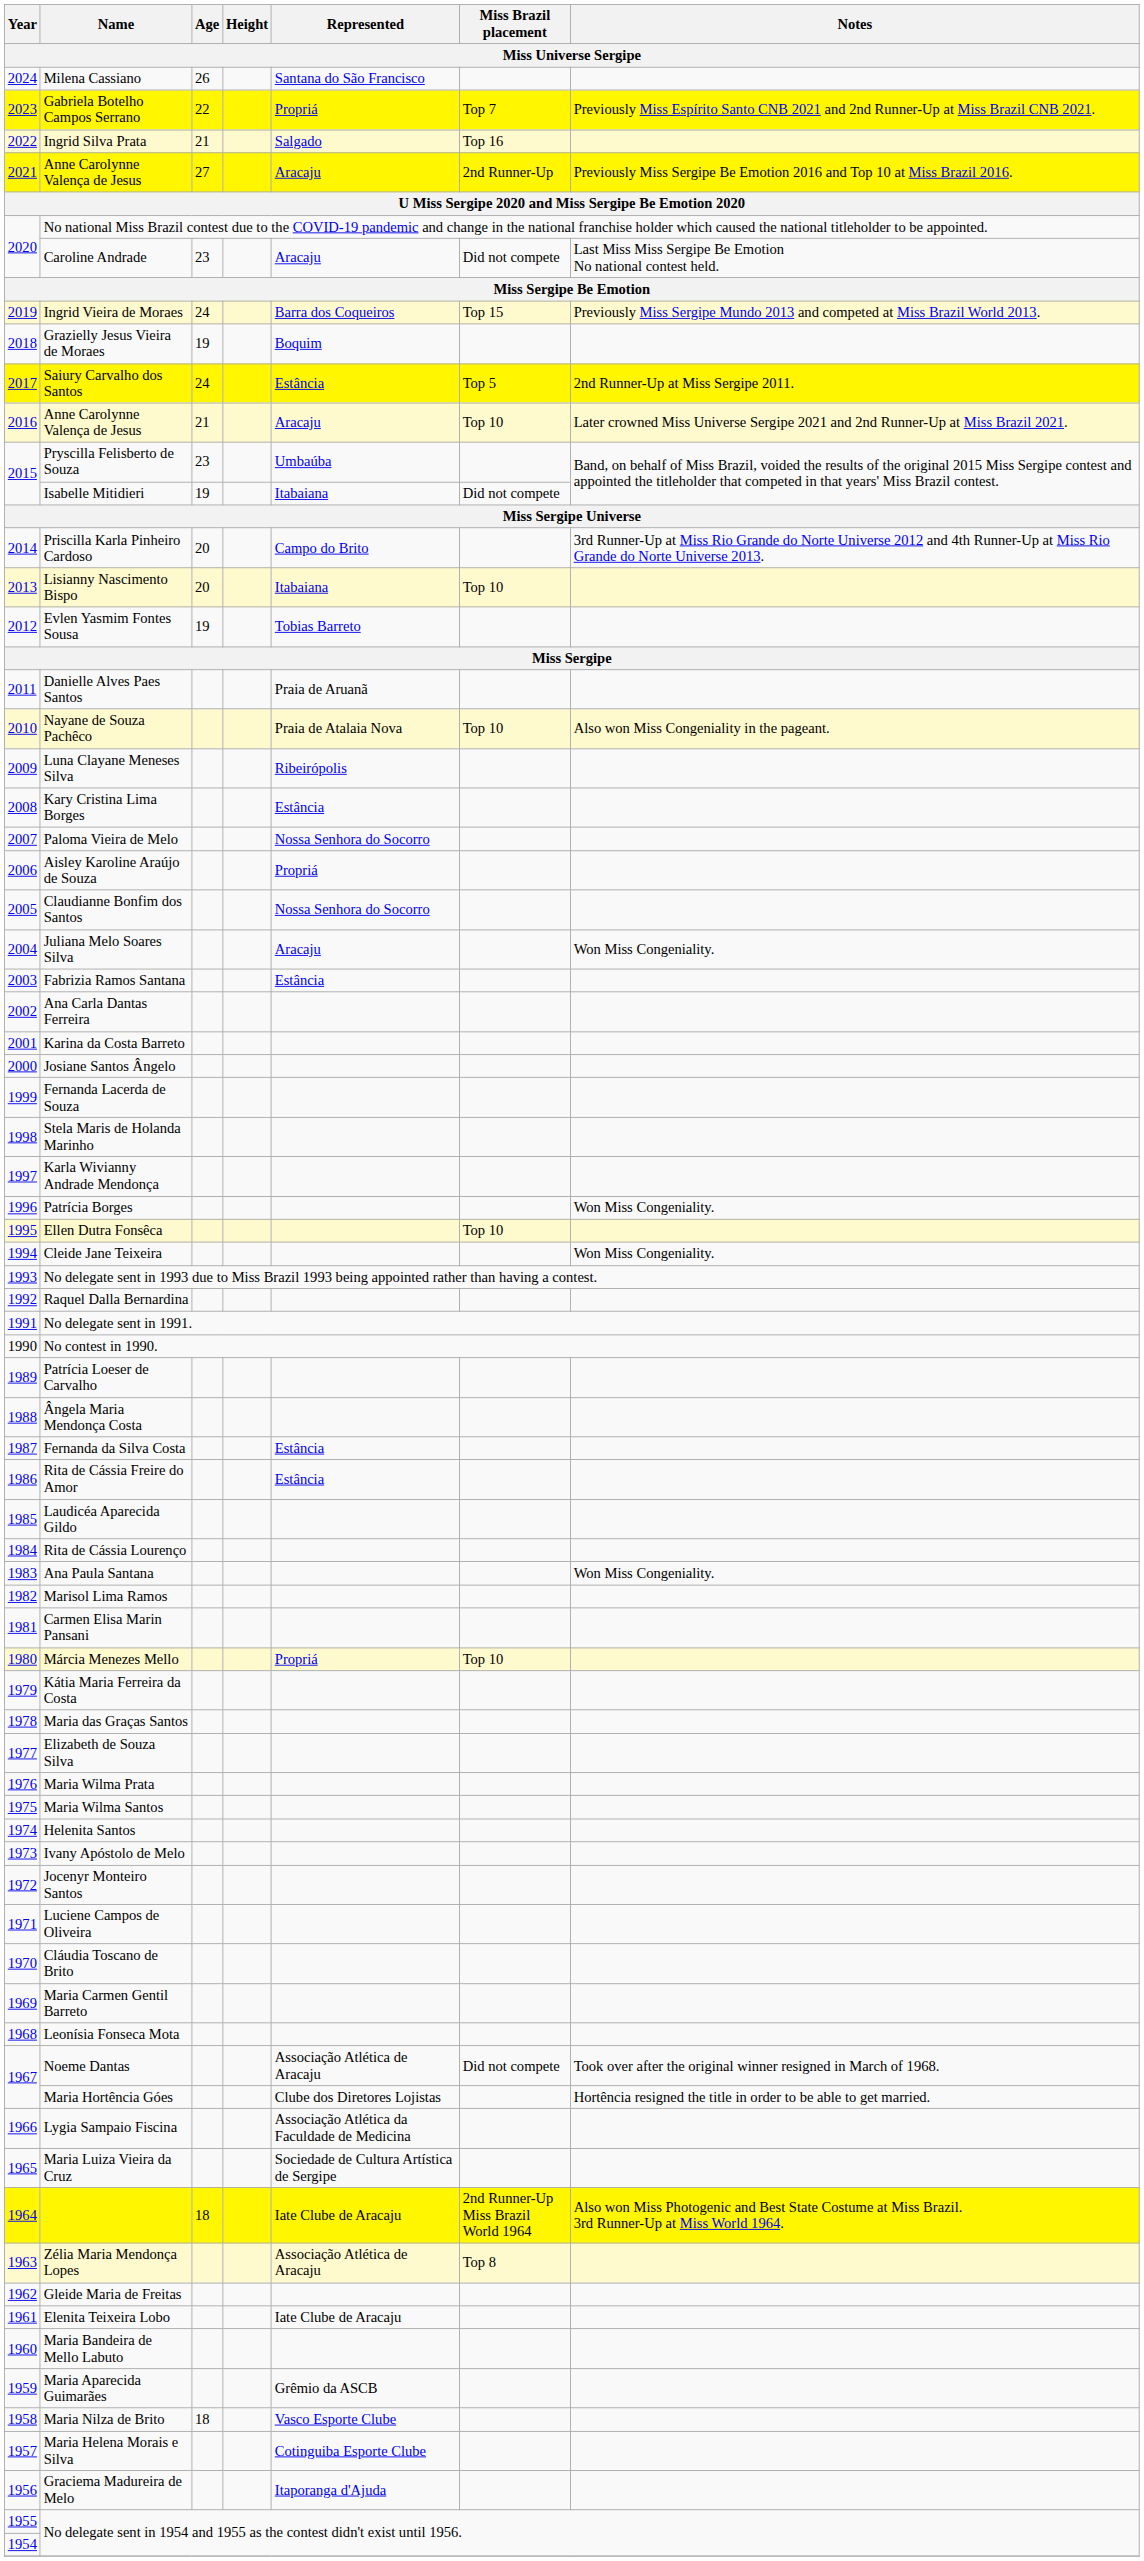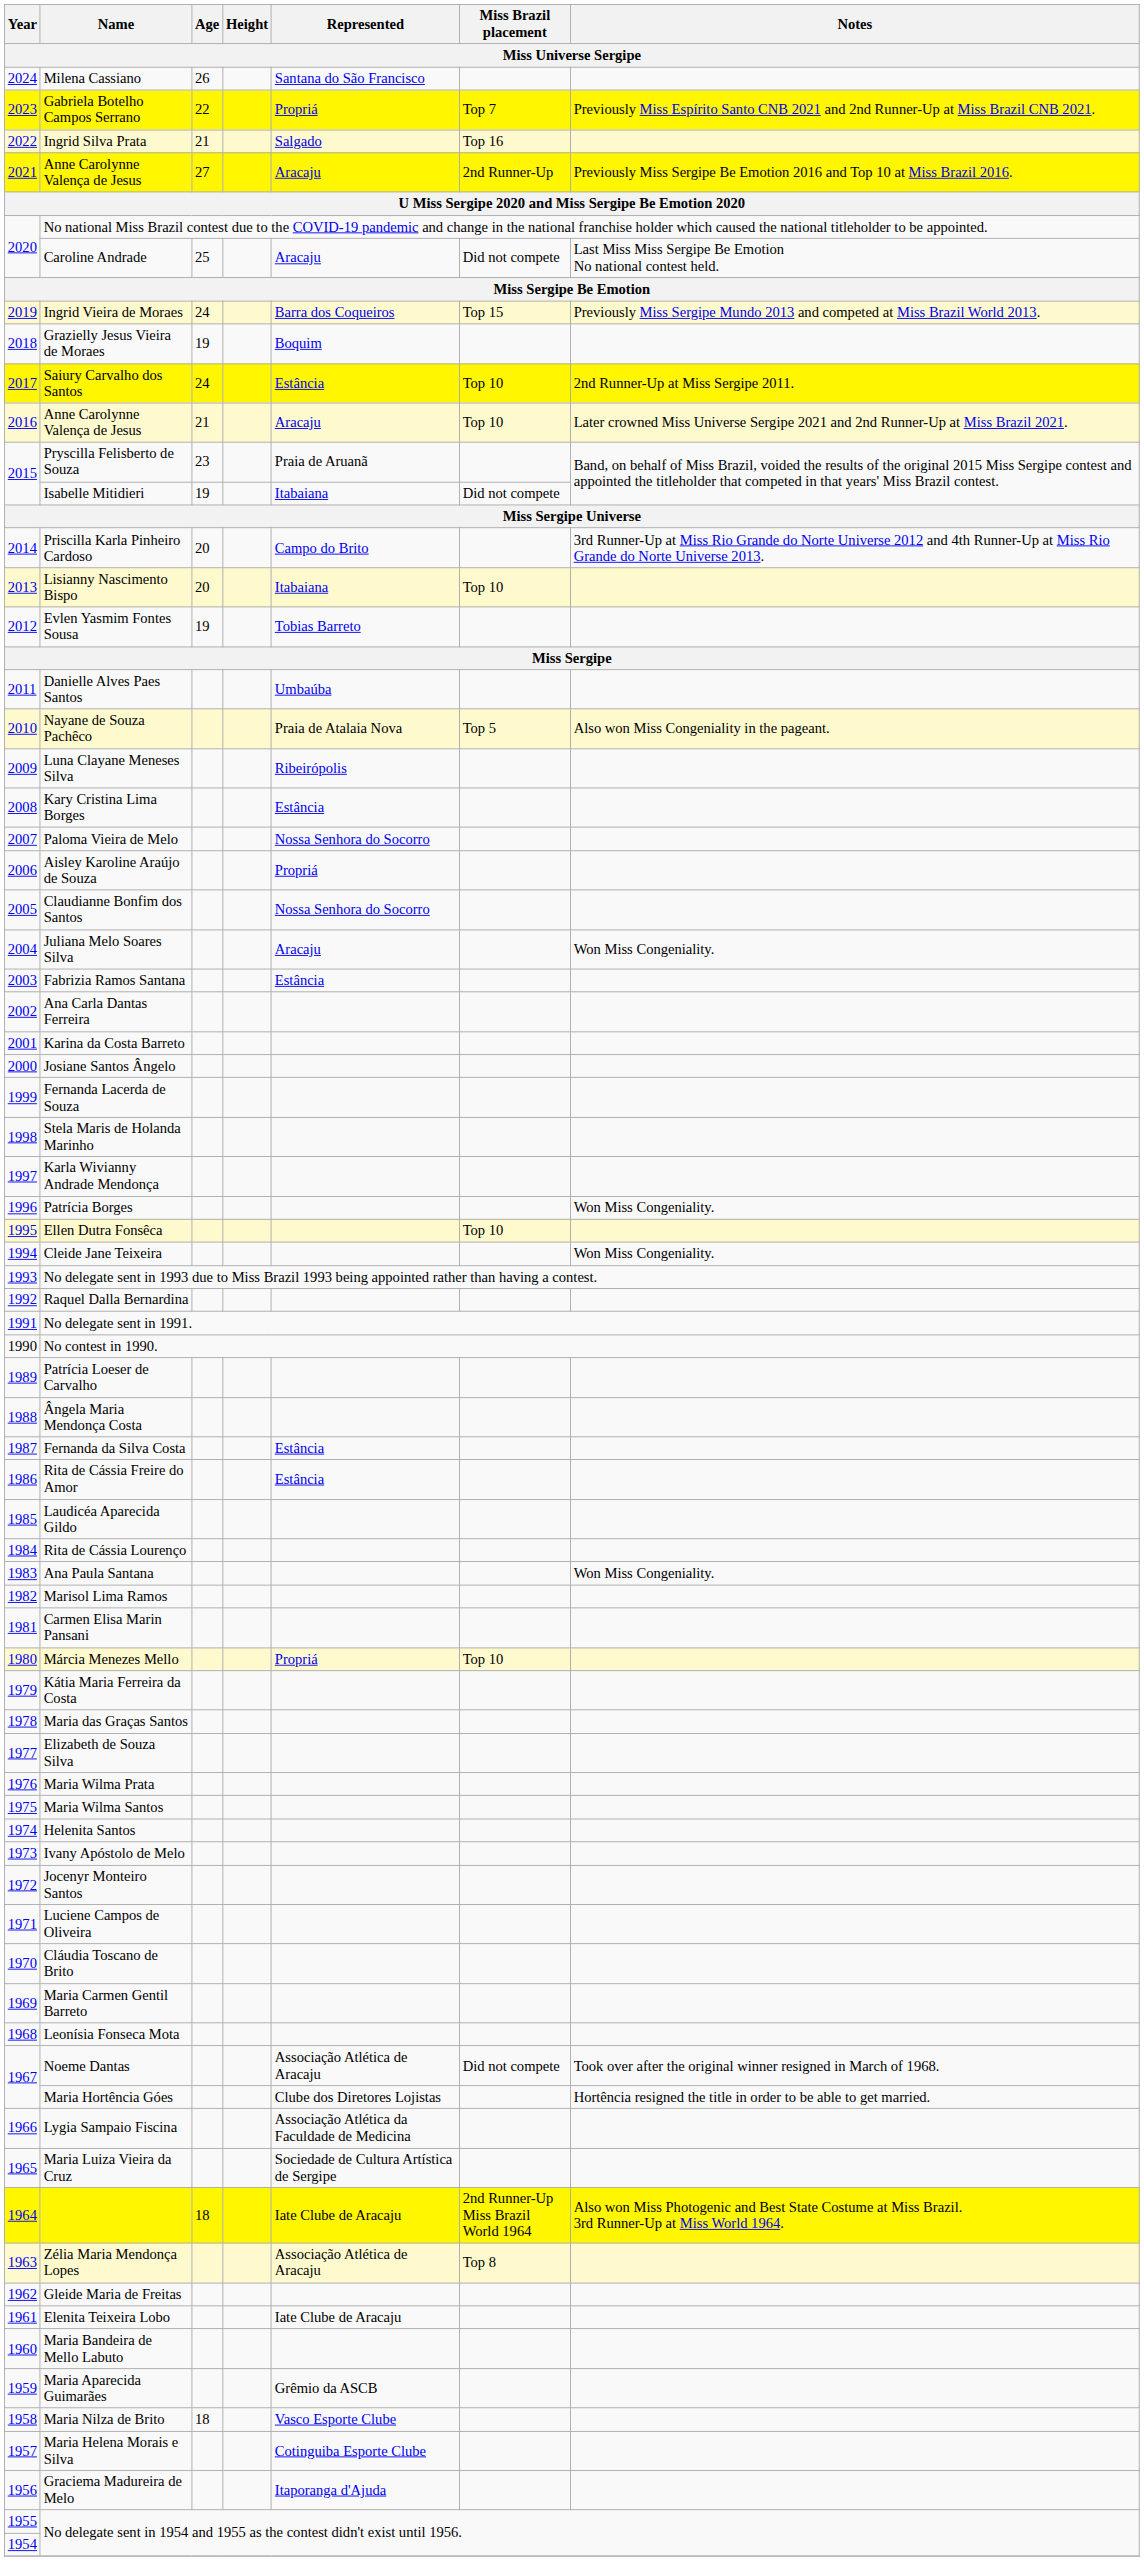(202, 258) 23 -> (202, 258) 25
(479, 383) Top 5 -> (483, 383) Top 10
(303, 462) Umbaúba -> (321, 462) Praia de Aruanã
(321, 689) Praia de Aruanã -> (303, 689) Umbaúba
(483, 728) Top 10 -> (479, 728) Top 5
